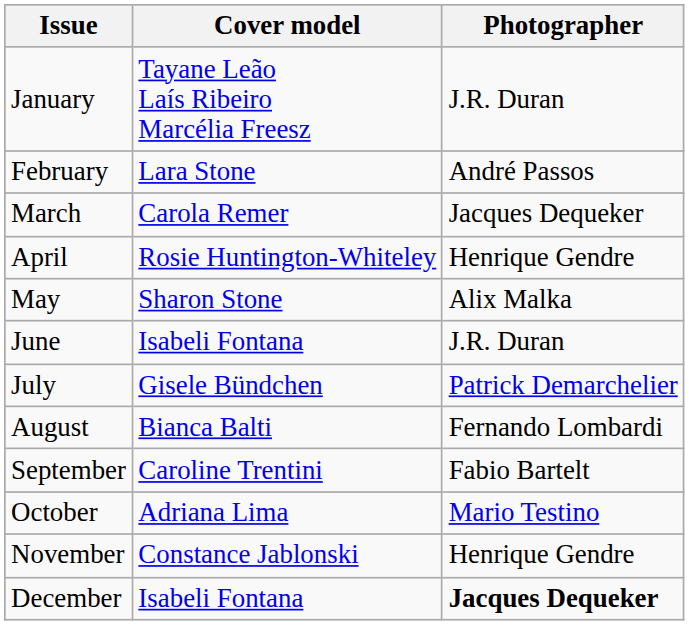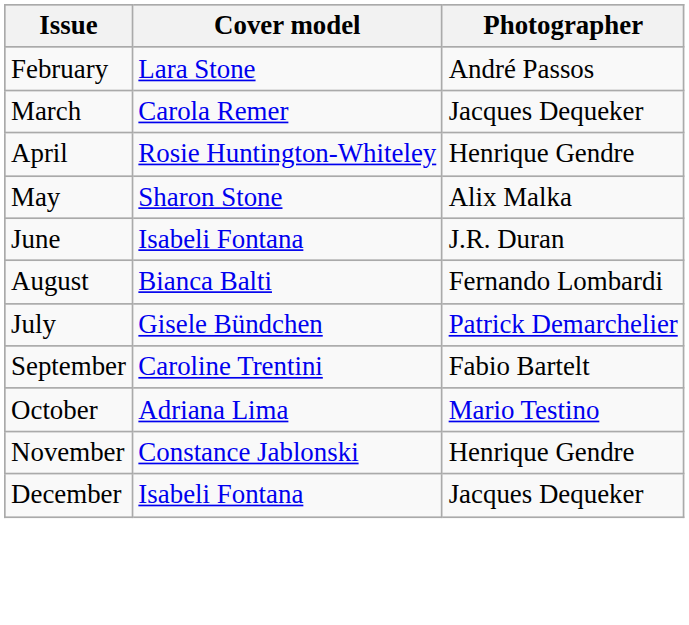- row: (53, 98)
rows swapped: (33, 384) <-> (50, 427)
(554, 597) bold -> (546, 494) normal
